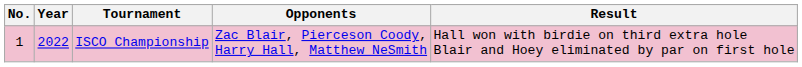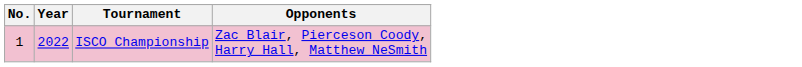- column: (614, 15)
